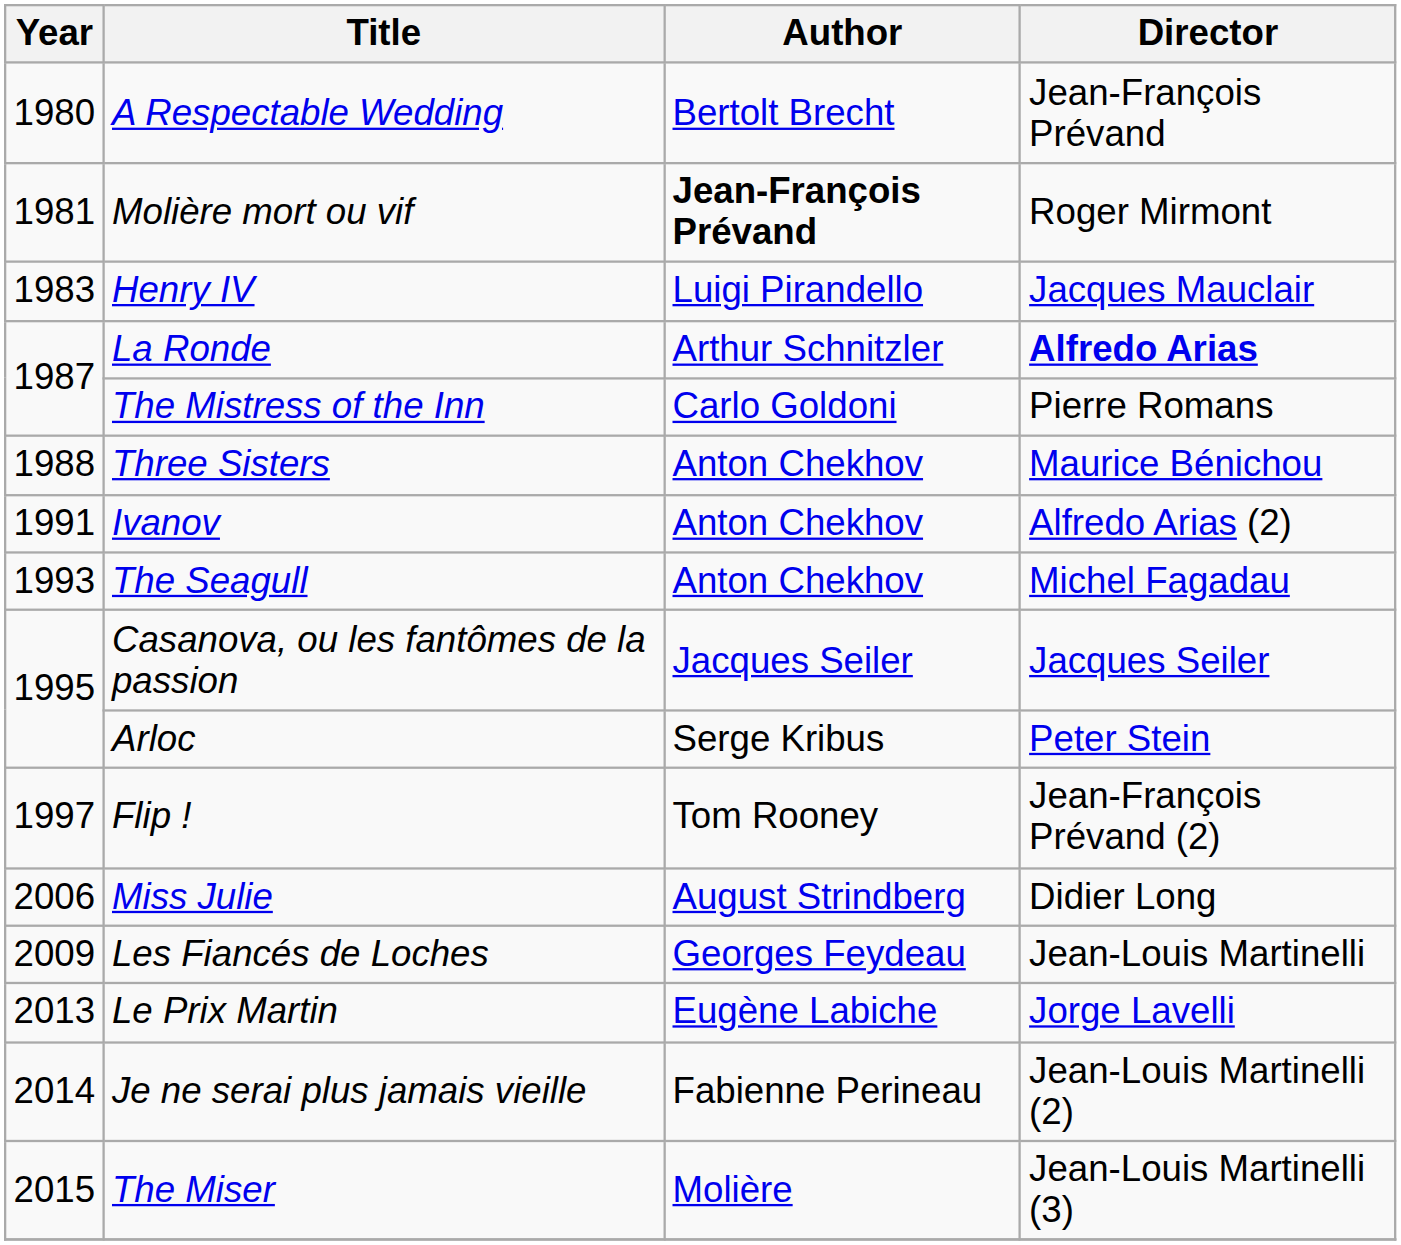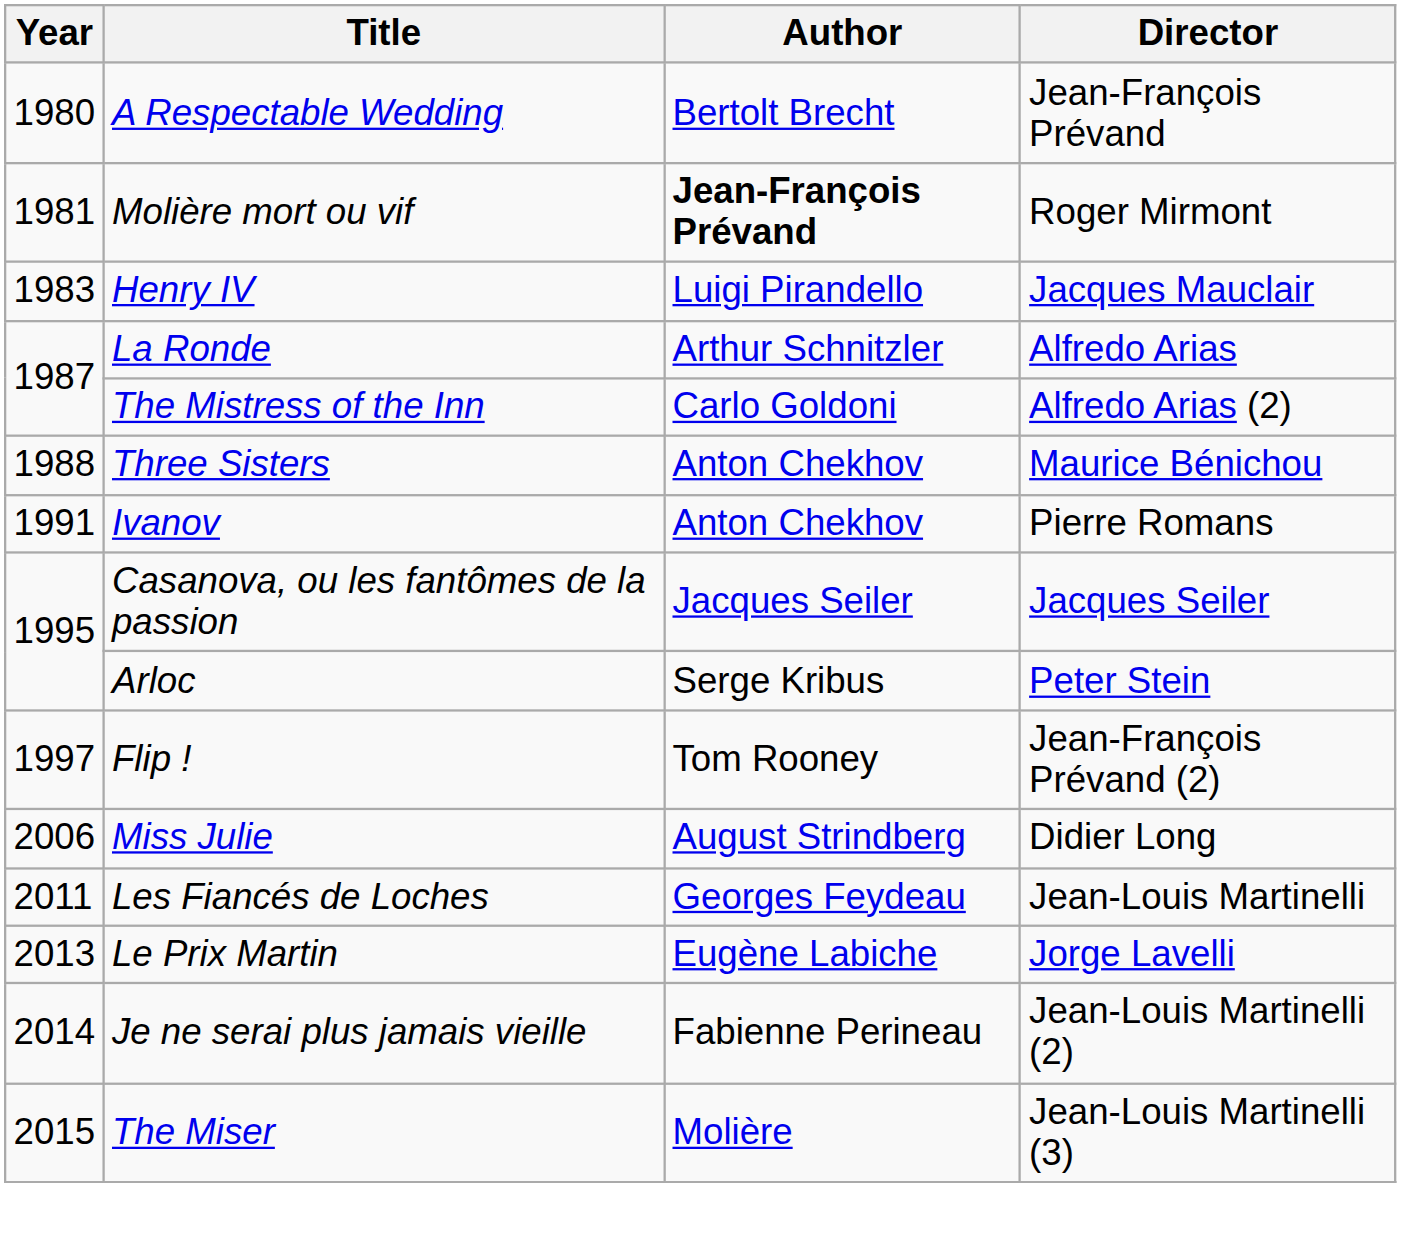(1143, 348) bold -> (1133, 348) normal
(1151, 406) Pierre Romans -> (1160, 406) Alfredo Arias (2)
(1160, 522) Alfredo Arias (2) -> (1151, 522) Pierre Romans
- row: (210, 580)
(54, 953) 2009 -> (53, 895) 2011
